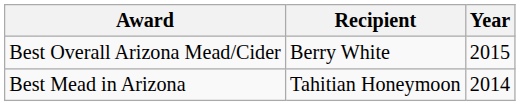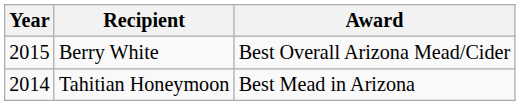columns swapped: (490, 20) <-> (145, 20)
